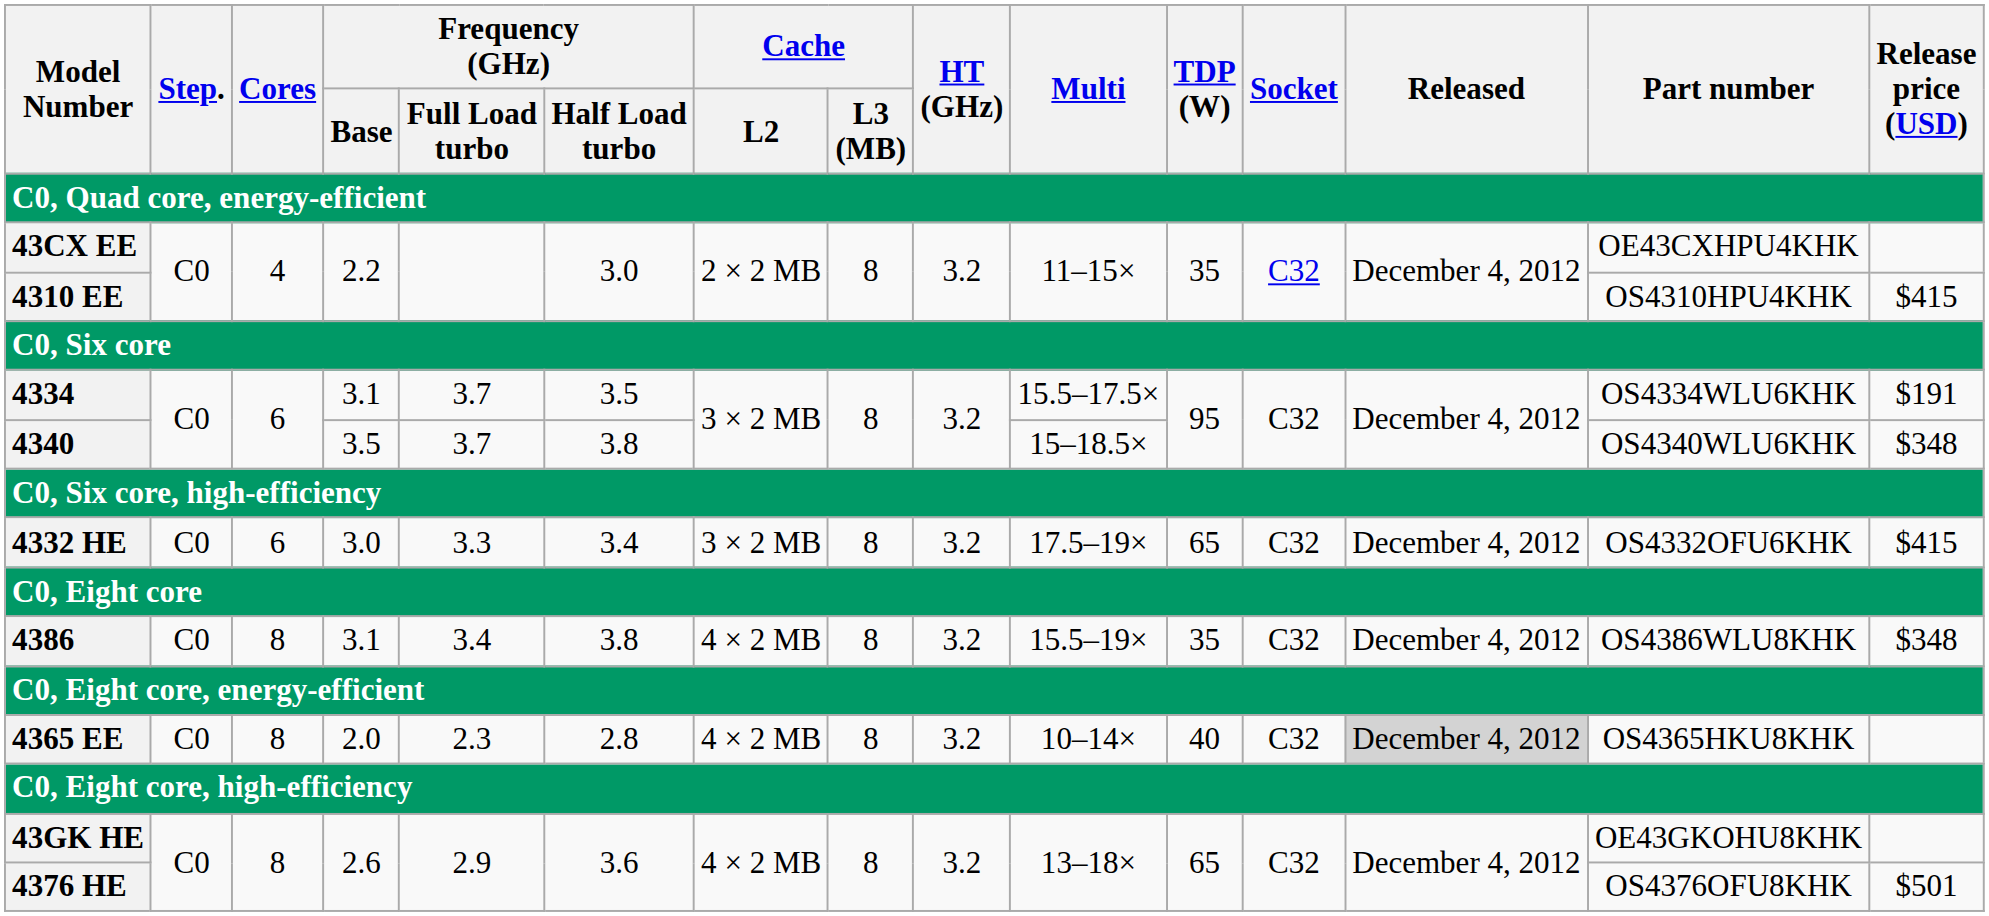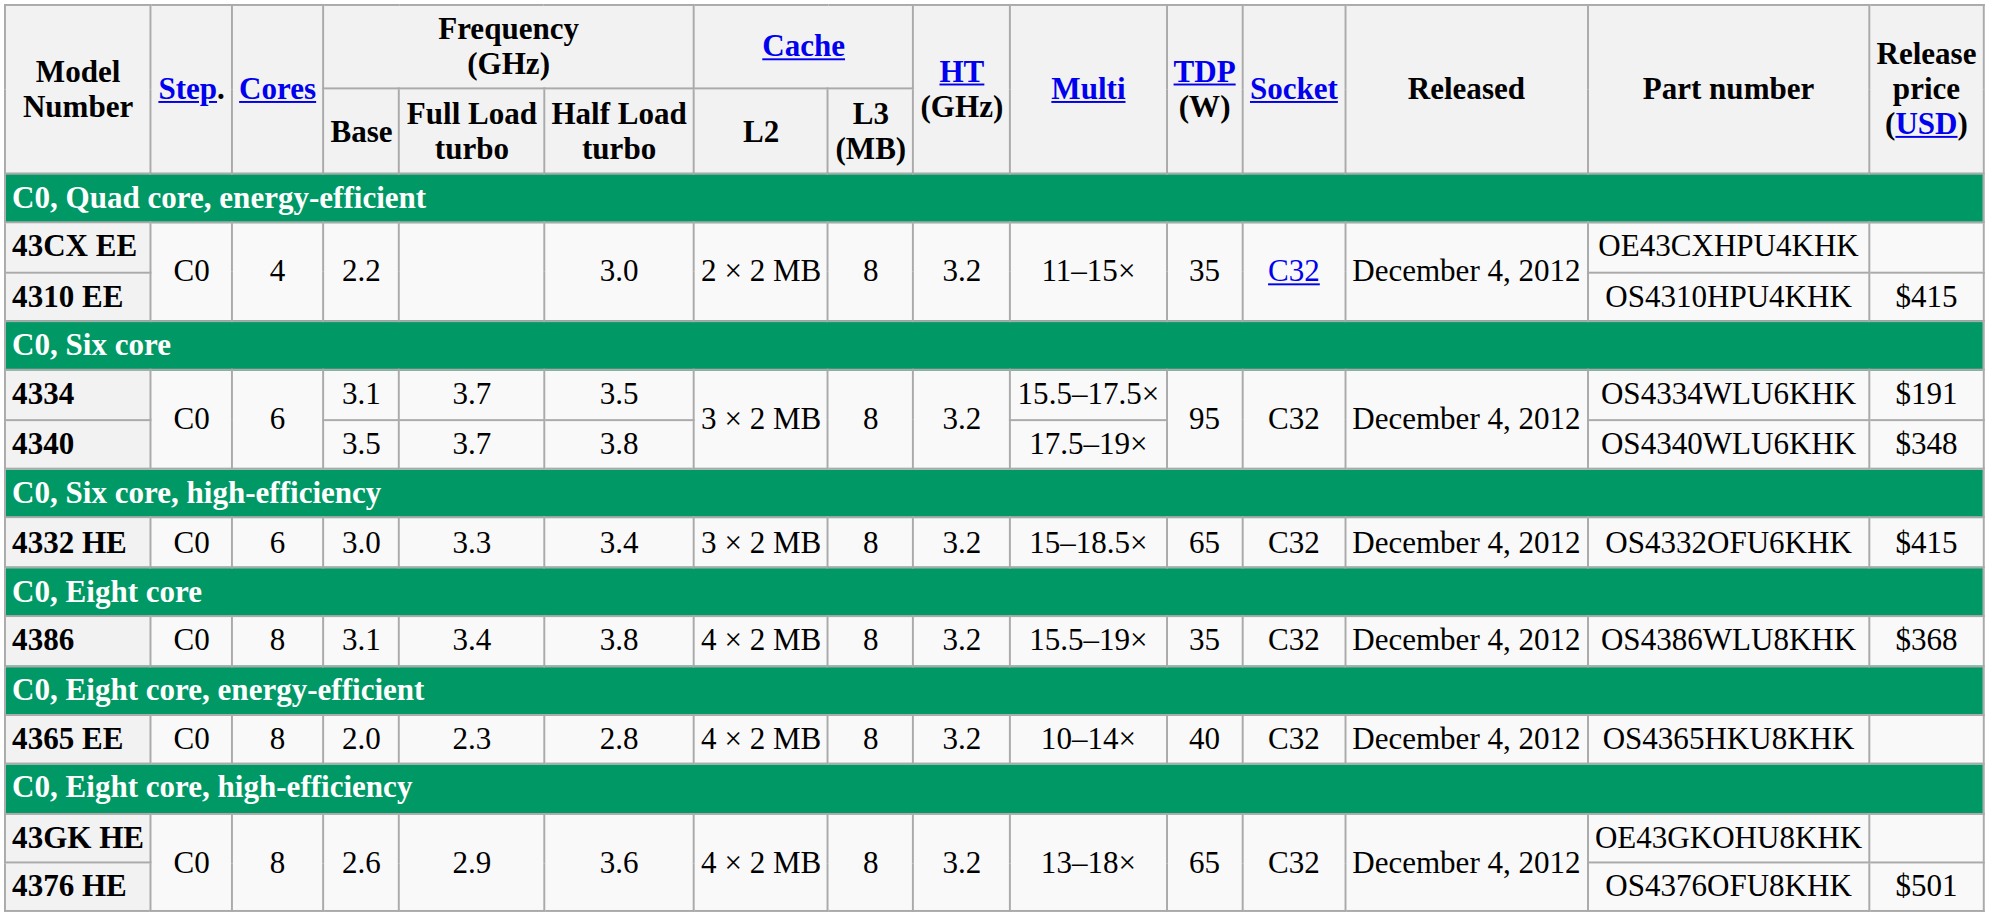(1088, 443) 15–18.5× -> (1088, 443) 17.5–19×
(1088, 542) 17.5–19× -> (1088, 542) 15–18.5×
(1926, 640) $348 -> (1926, 640) $368
(1466, 738) lightgrey background -> (1466, 738) no background
